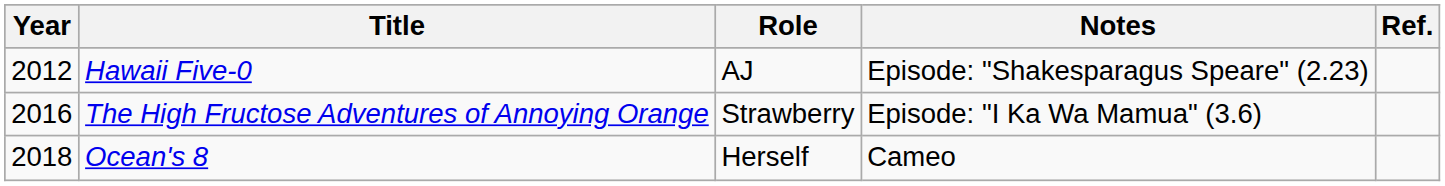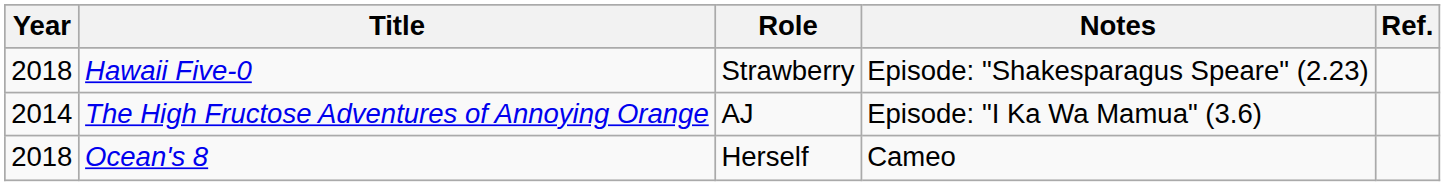(42, 69) 2012 -> (42, 69) 2018
(737, 69) AJ -> (788, 69) Strawberry
(42, 113) 2016 -> (42, 113) 2014
(788, 113) Strawberry -> (737, 113) AJ
